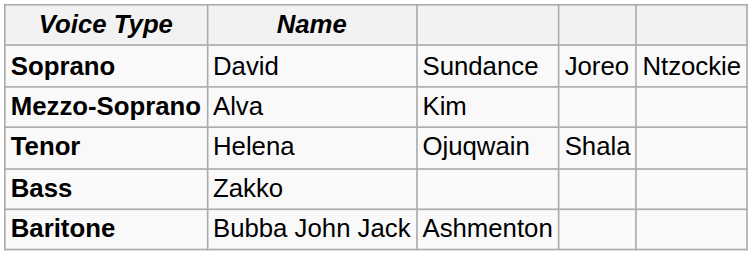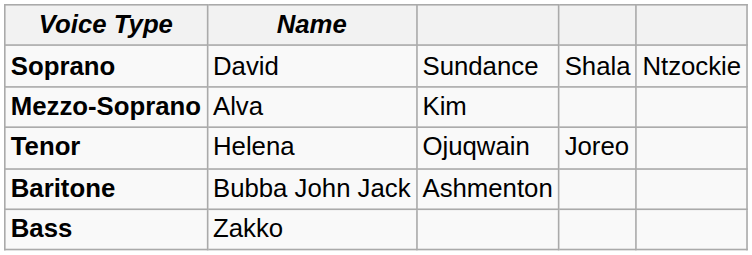(597, 65) Joreo -> (598, 65) Shala
(598, 147) Shala -> (597, 147) Joreo
rows swapped: (63, 229) <-> (42, 188)
